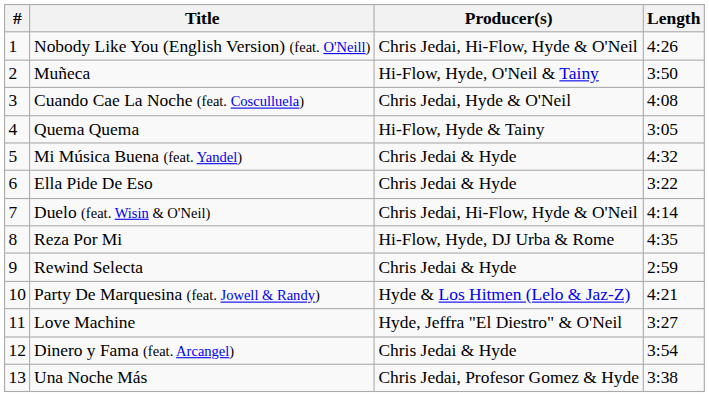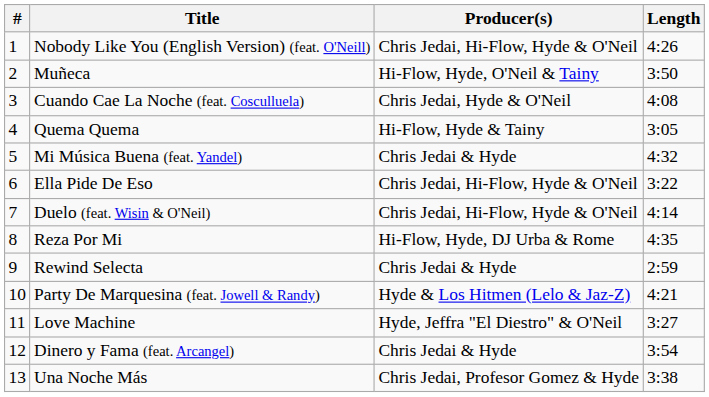(447, 184) Chris Jedai & Hyde -> (508, 184) Chris Jedai, Hi-Flow, Hyde & O'Neil
